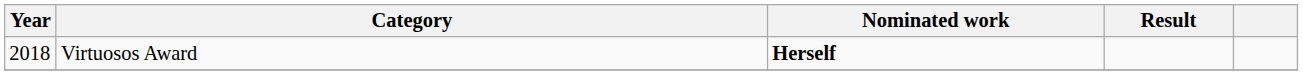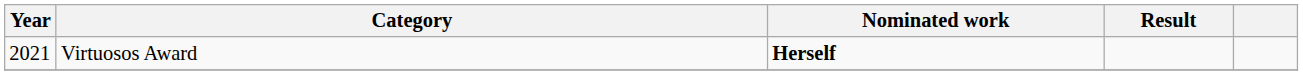(30, 53) 2018 -> (30, 53) 2021
